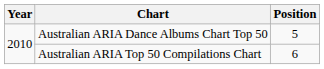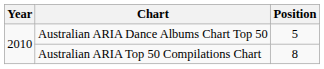(295, 53) 6 -> (295, 53) 8
